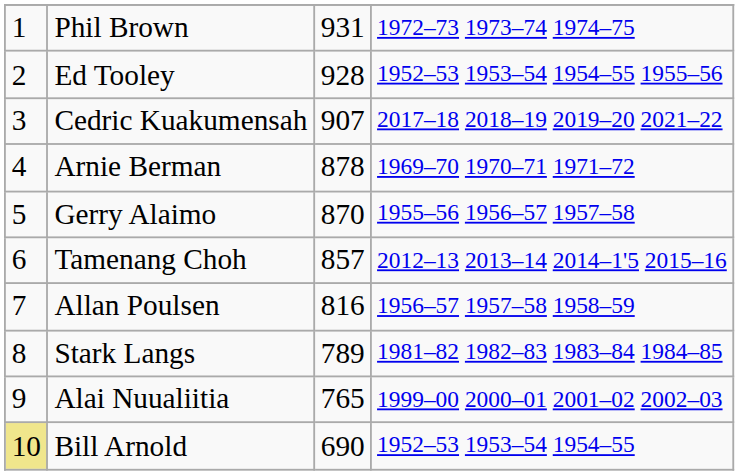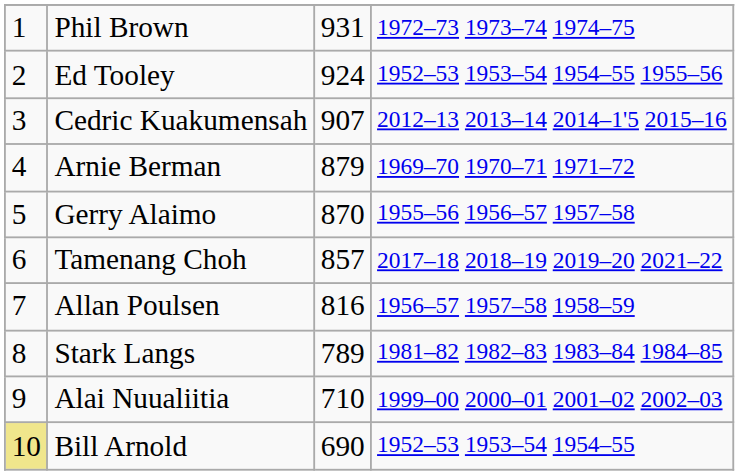(343, 74) 928 -> (343, 74) 924
(550, 120) 2017–18 2018–19 2019–20 2021–22 -> (552, 120) 2012–13 2013–14 2014–1'5 2015–16
(343, 167) 878 -> (343, 167) 879
(552, 259) 2012–13 2013–14 2014–1'5 2015–16 -> (550, 259) 2017–18 2018–19 2019–20 2021–22
(343, 399) 765 -> (343, 399) 710
